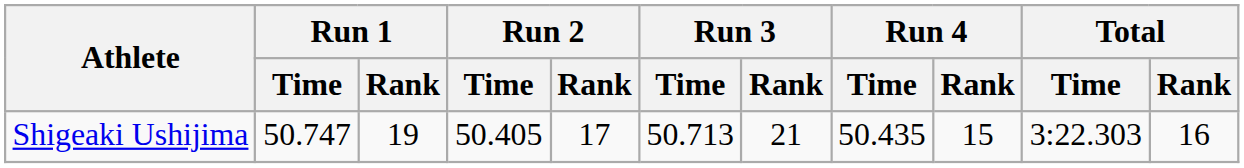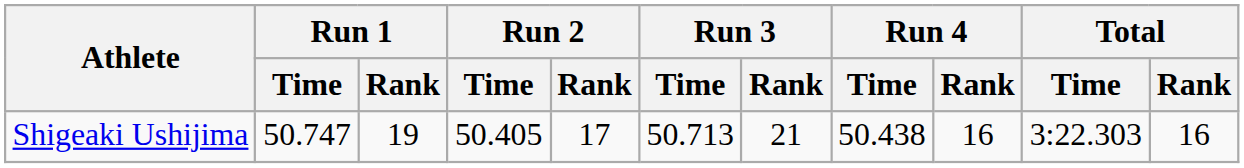(882, 136) 50.435 -> (882, 136) 50.438
(978, 136) 15 -> (978, 136) 16
